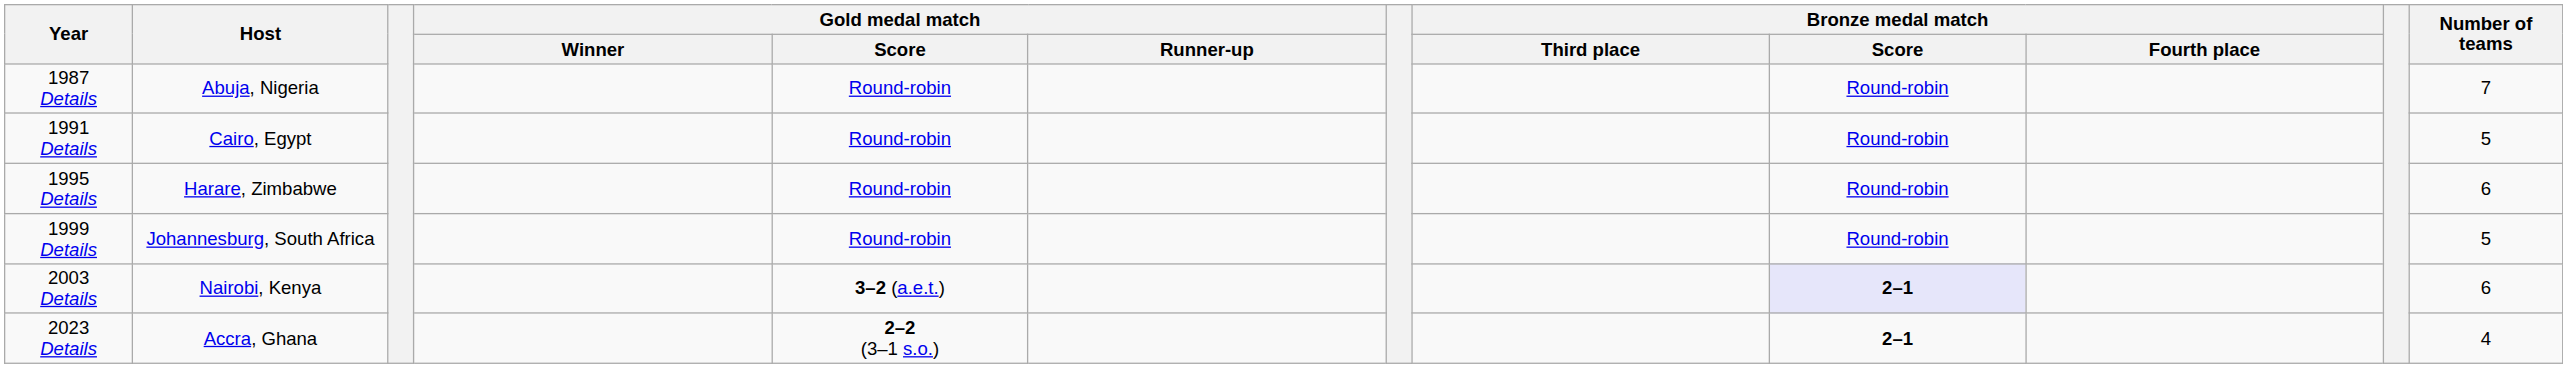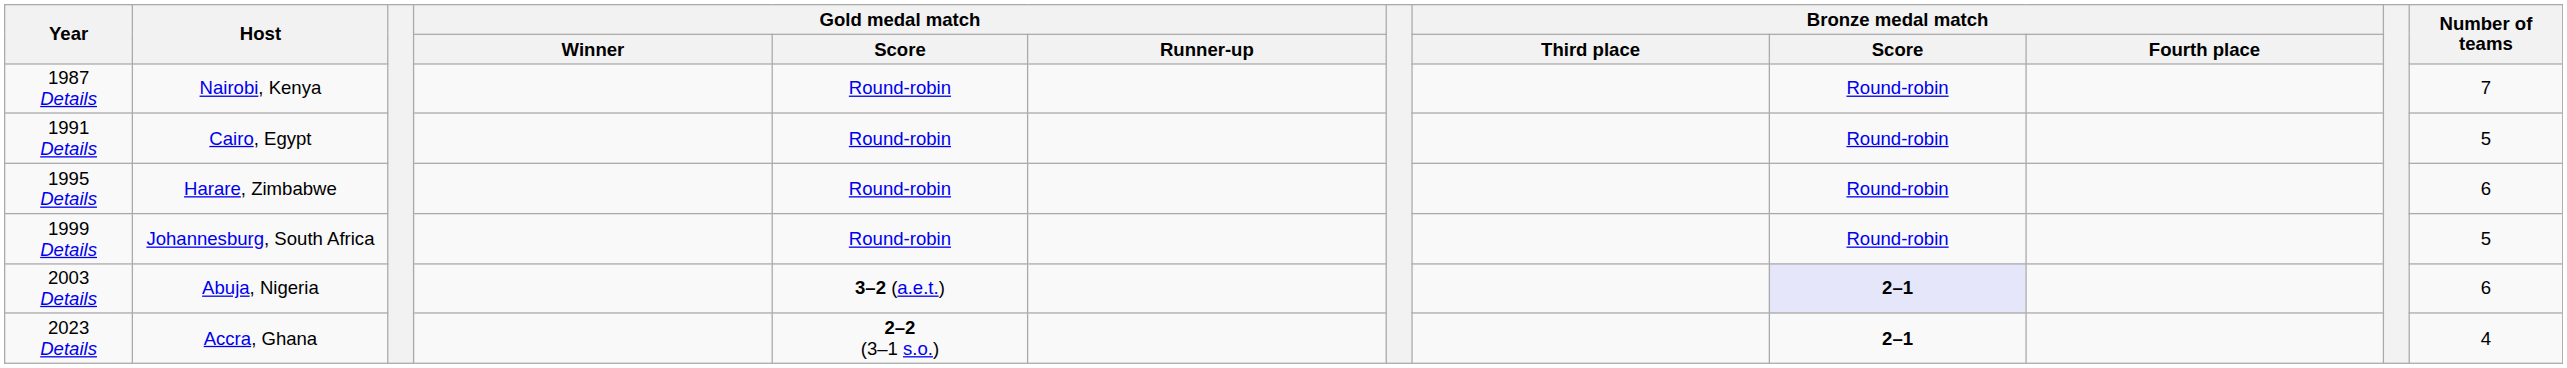(260, 89) Abuja, Nigeria -> (260, 89) Nairobi, Kenya
(260, 289) Nairobi, Kenya -> (260, 289) Abuja, Nigeria
